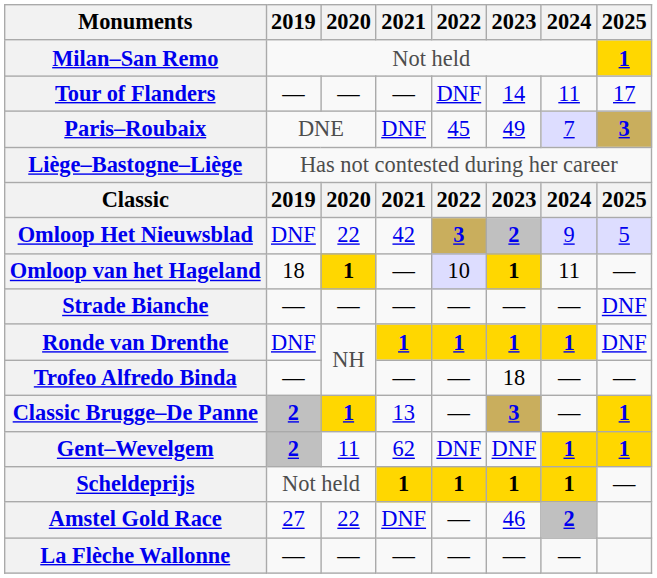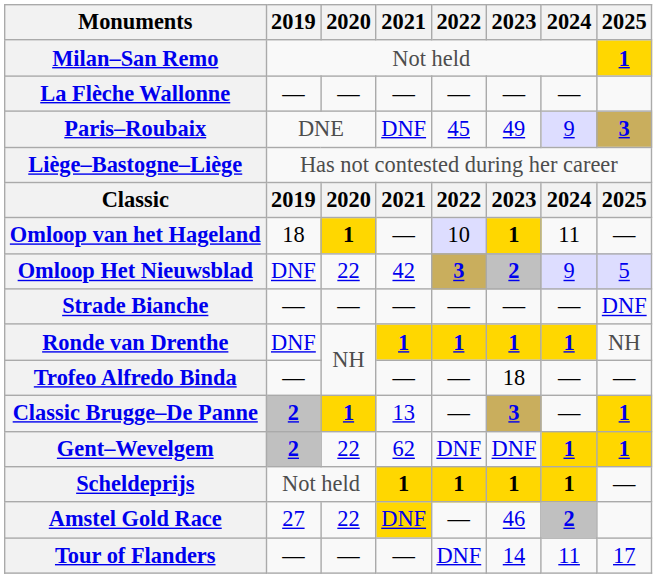rows swapped: (135, 93) <-> (135, 555)
(569, 128) 7 -> (569, 128) 9
rows swapped: (135, 235) <-> (135, 270)
(624, 341) DNF -> (624, 341) NH
(349, 448) 11 -> (349, 448) 22
(404, 519) no background -> (404, 519) gold background
